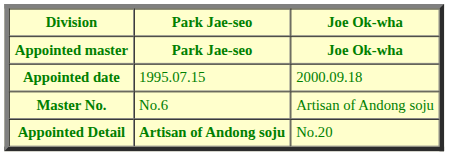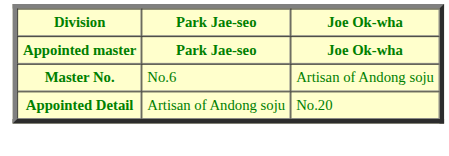- row: (71, 77)
(212, 132) bold -> (216, 105) normal
